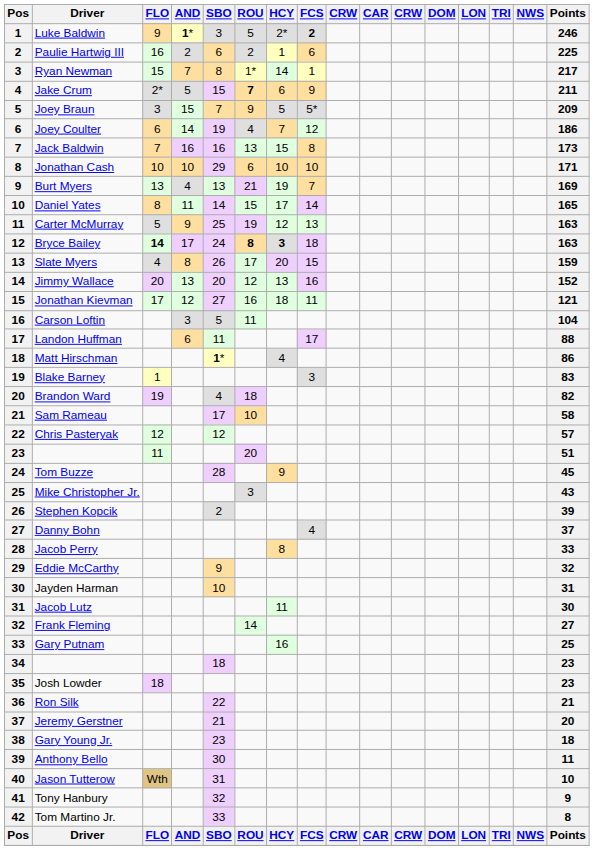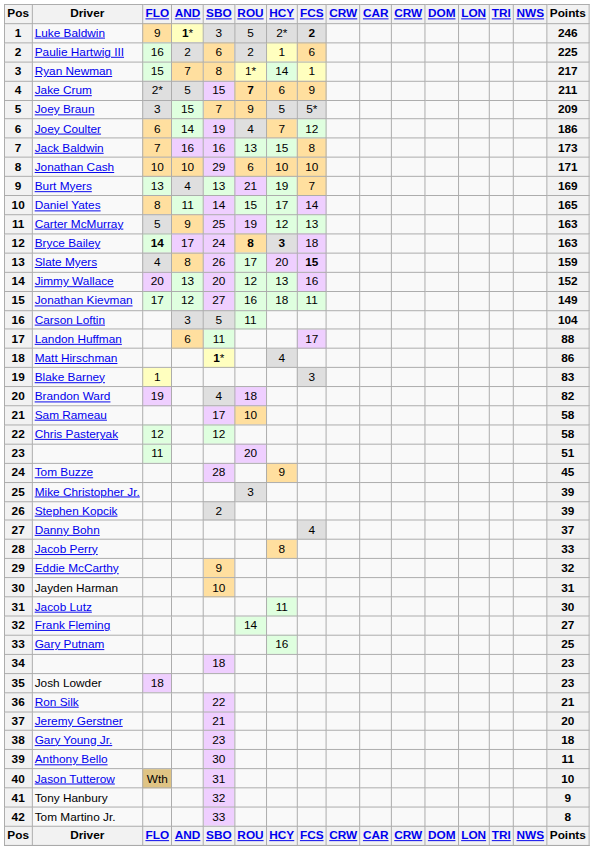(312, 263) normal -> (312, 263) bold
(568, 301) 121 -> (568, 301) 149
(568, 435) 57 -> (568, 435) 58
(568, 492) 43 -> (568, 492) 39
